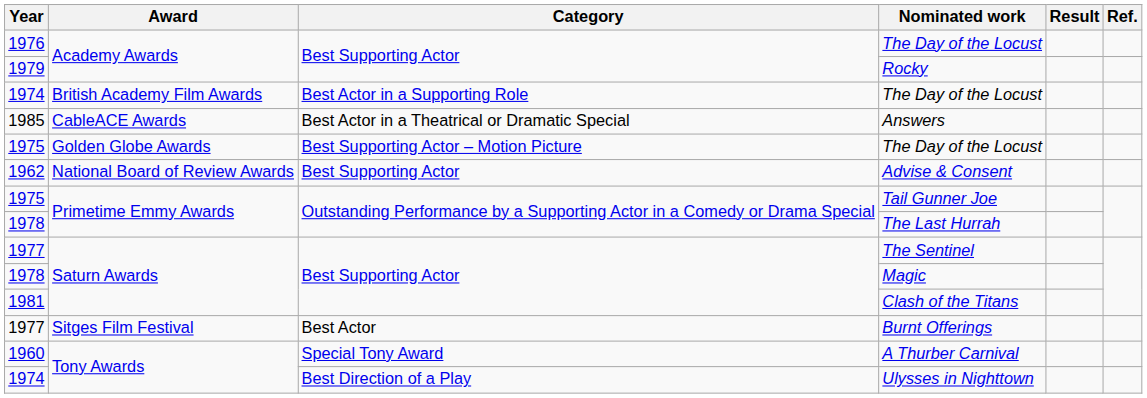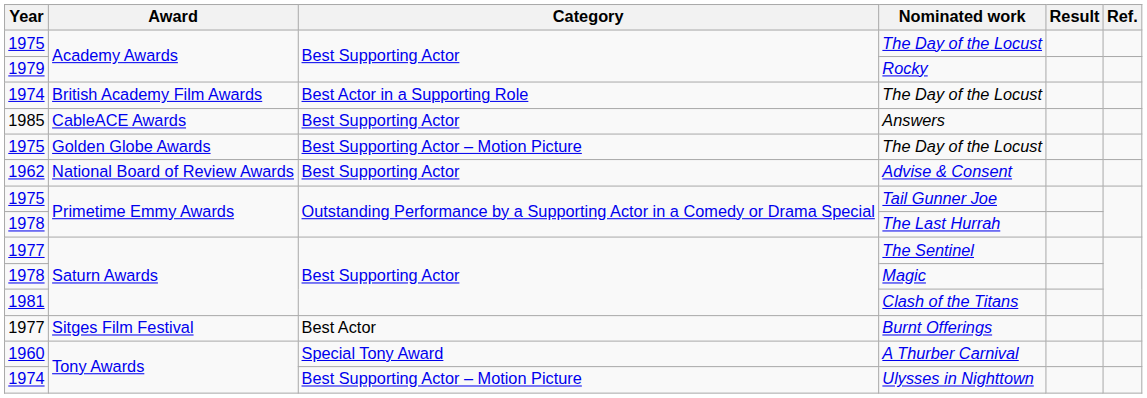(26, 43) 1976 -> (26, 43) 1975
(466, 120) Best Actor in a Theatrical or Dramatic Special -> (380, 120) Best Supporting Actor
(386, 379) Best Direction of a Play -> (442, 379) Best Supporting Actor – Motion Picture
